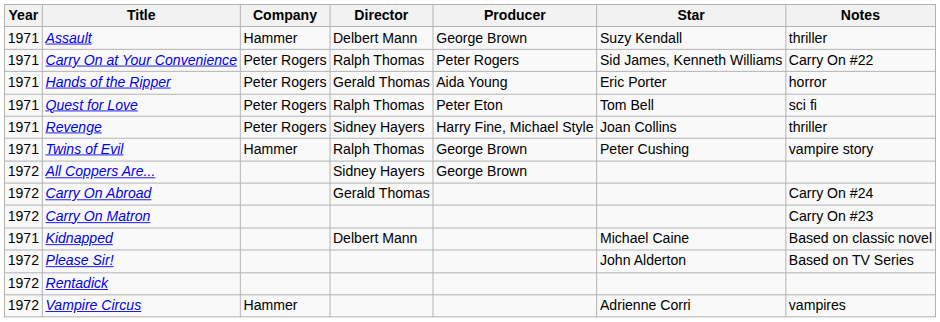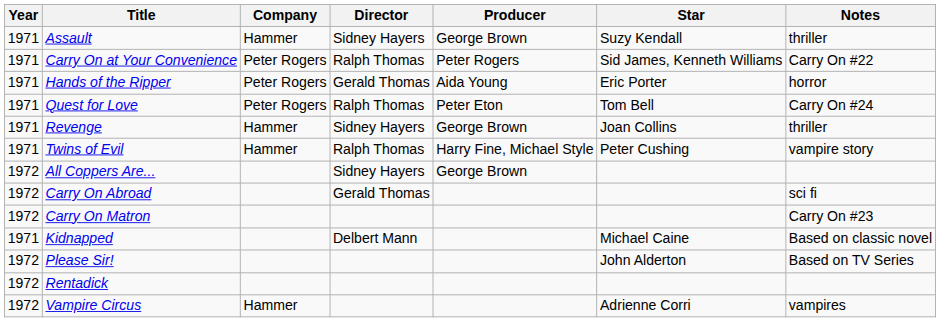(375, 37) Delbert Mann -> (379, 37) Sidney Hayers
(803, 104) sci fi -> (831, 104) Carry On #24
(285, 127) Peter Rogers -> (270, 127) Hammer
(515, 127) Harry Fine, Michael Style -> (482, 127) George Brown
(482, 149) George Brown -> (515, 149) Harry Fine, Michael Style
(831, 194) Carry On #24 -> (803, 194) sci fi
